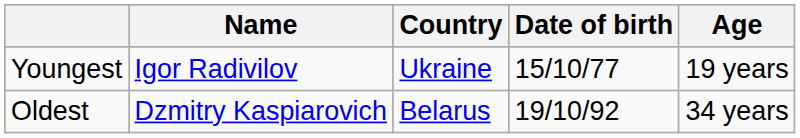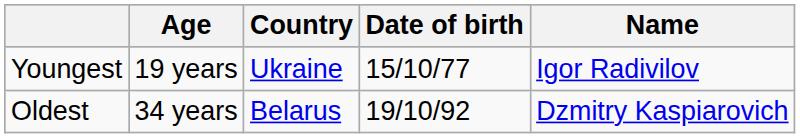columns swapped: (261, 25) <-> (737, 25)
